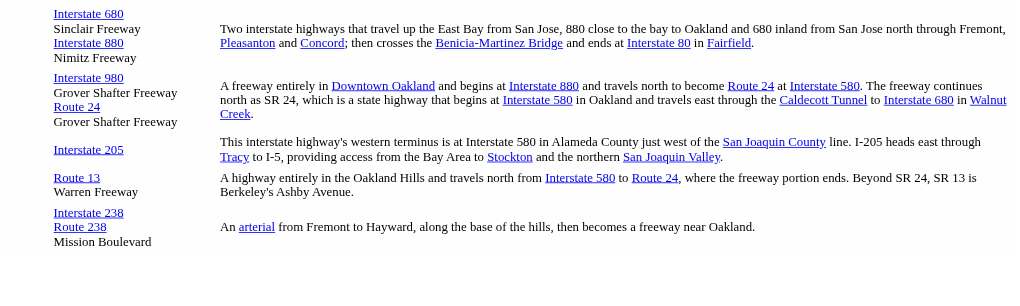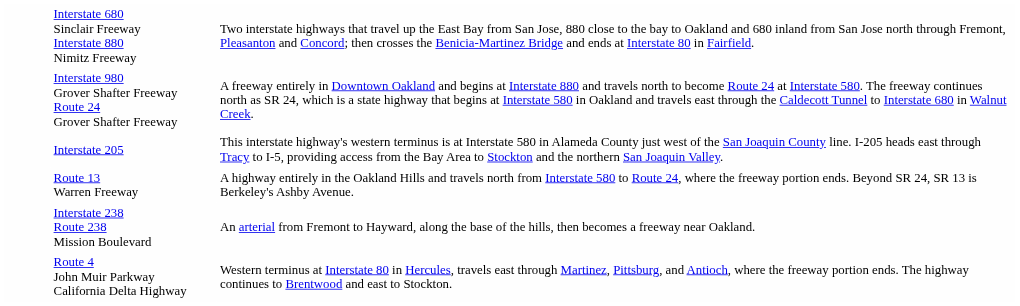+ row: (120, 276)
